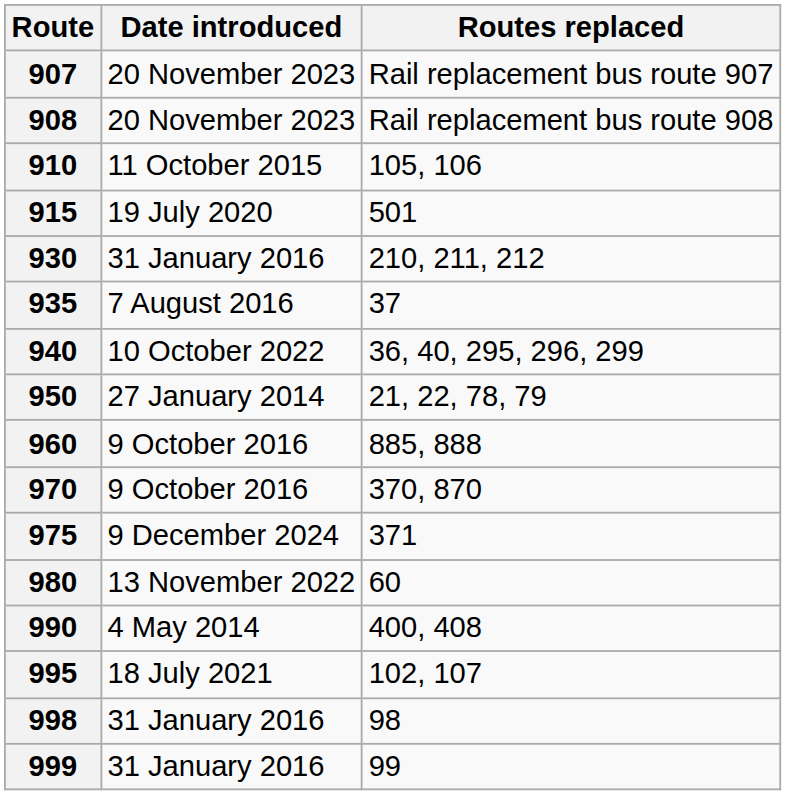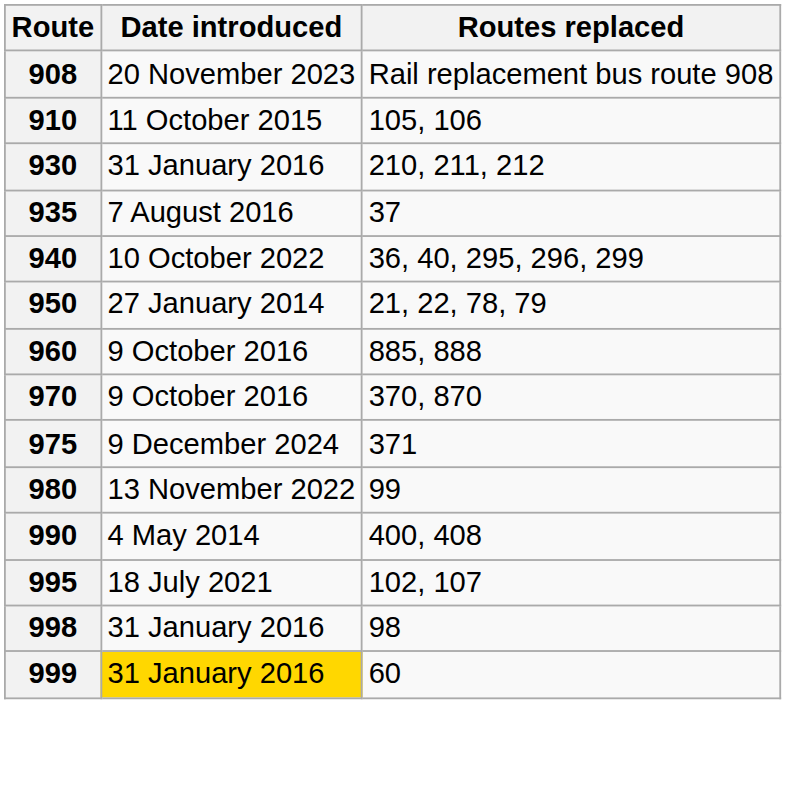- row: (53, 73)
- row: (53, 212)
(385, 581) 60 -> (385, 489) 99
(216, 766) no background -> (216, 674) gold background
(385, 766) 99 -> (385, 674) 60
